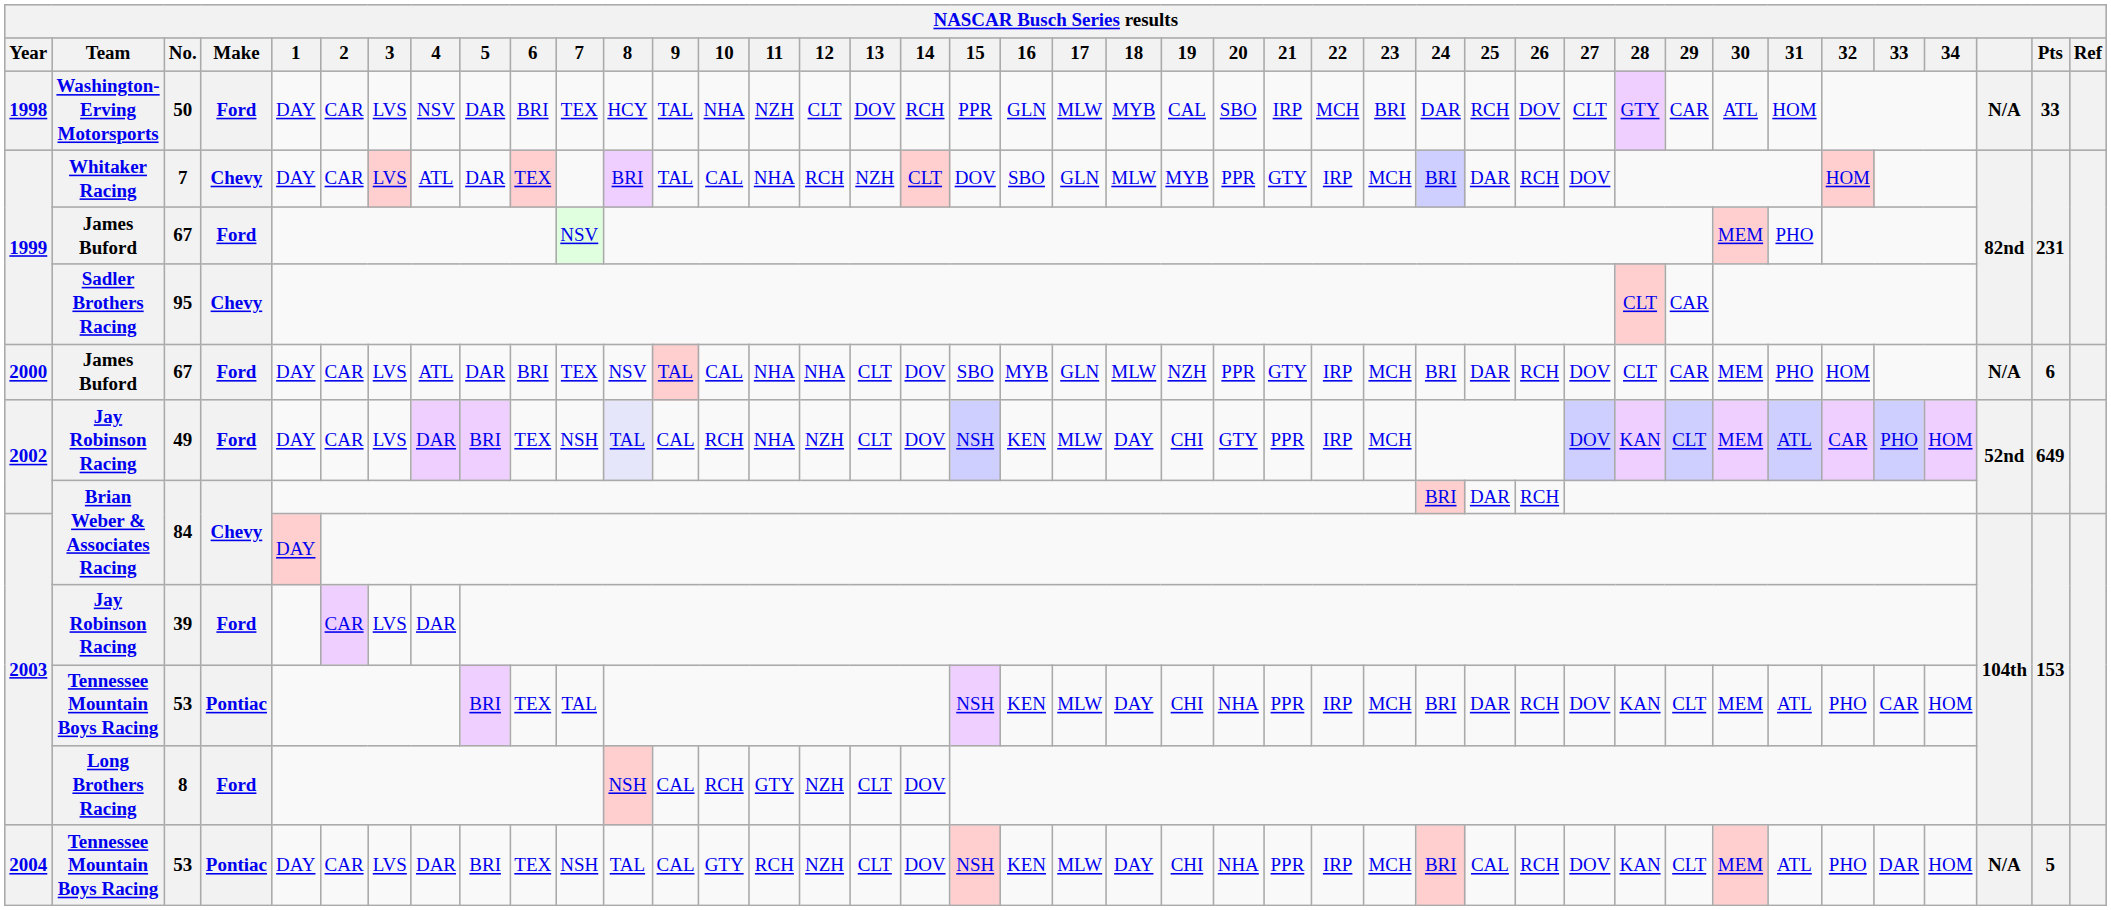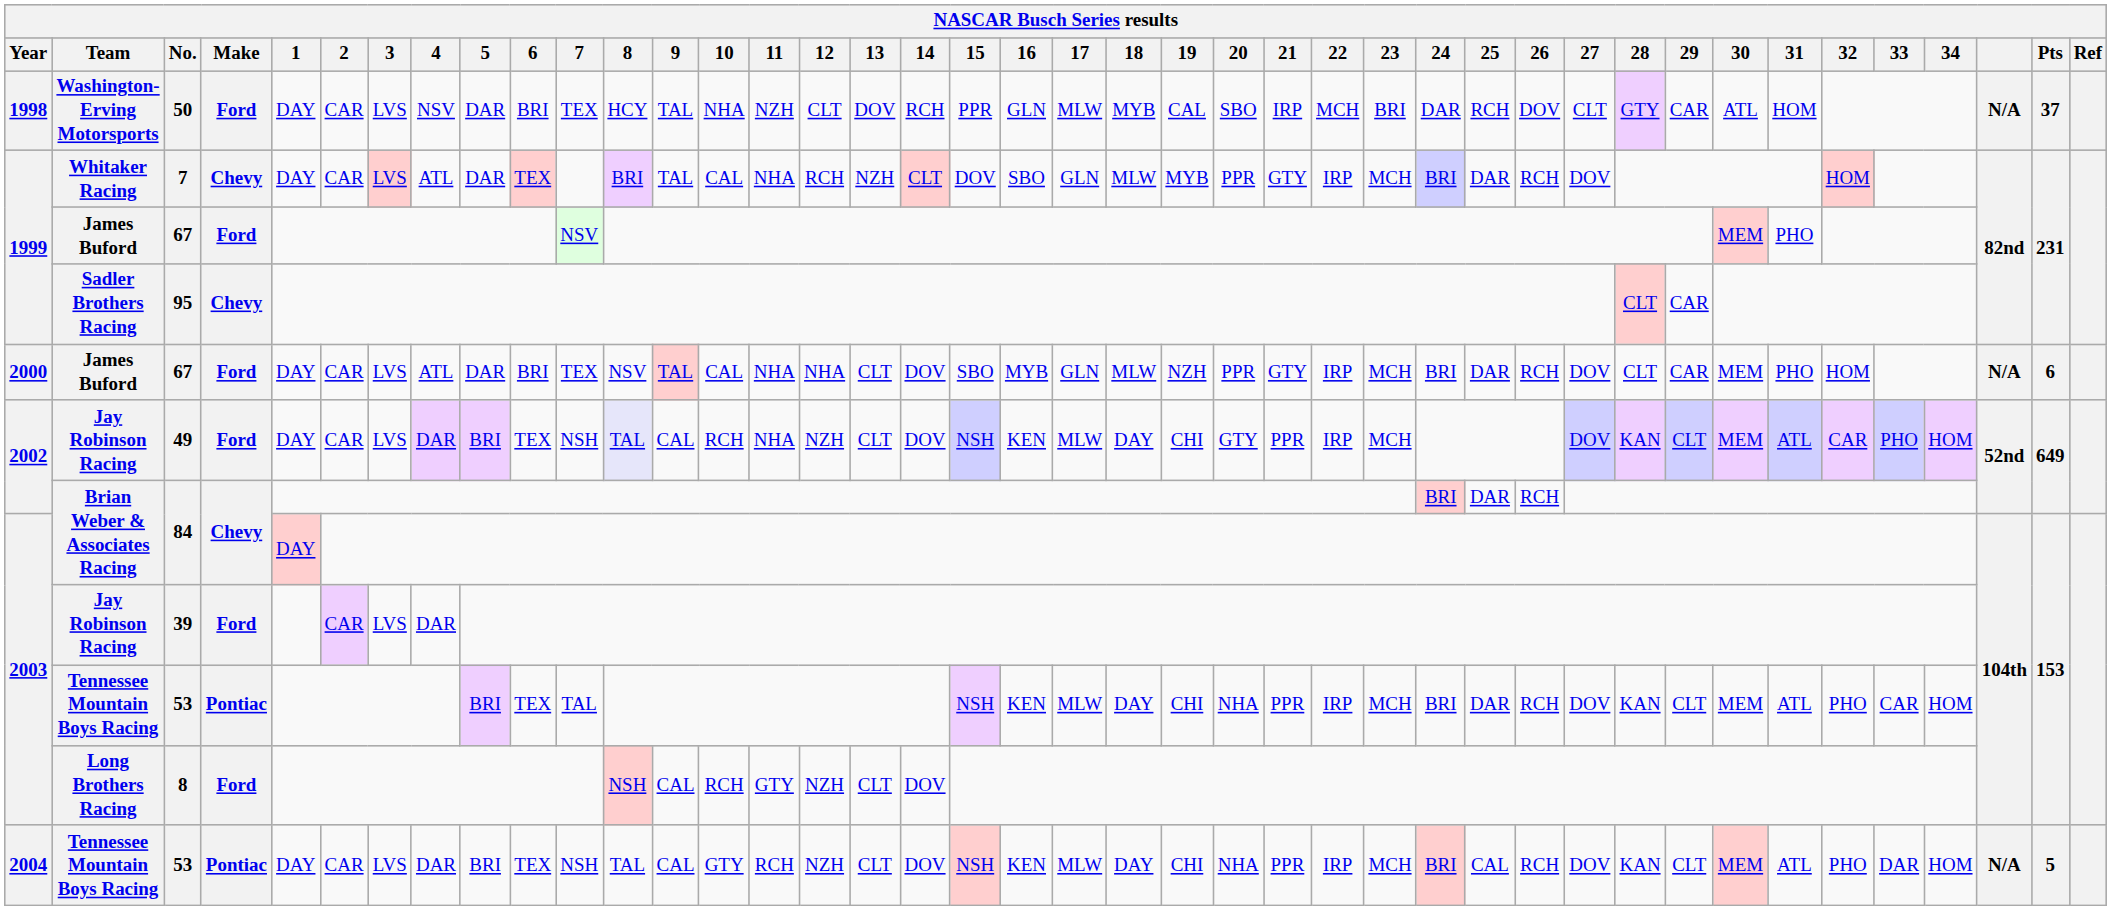(2050, 110) 33 -> (2050, 110) 37
